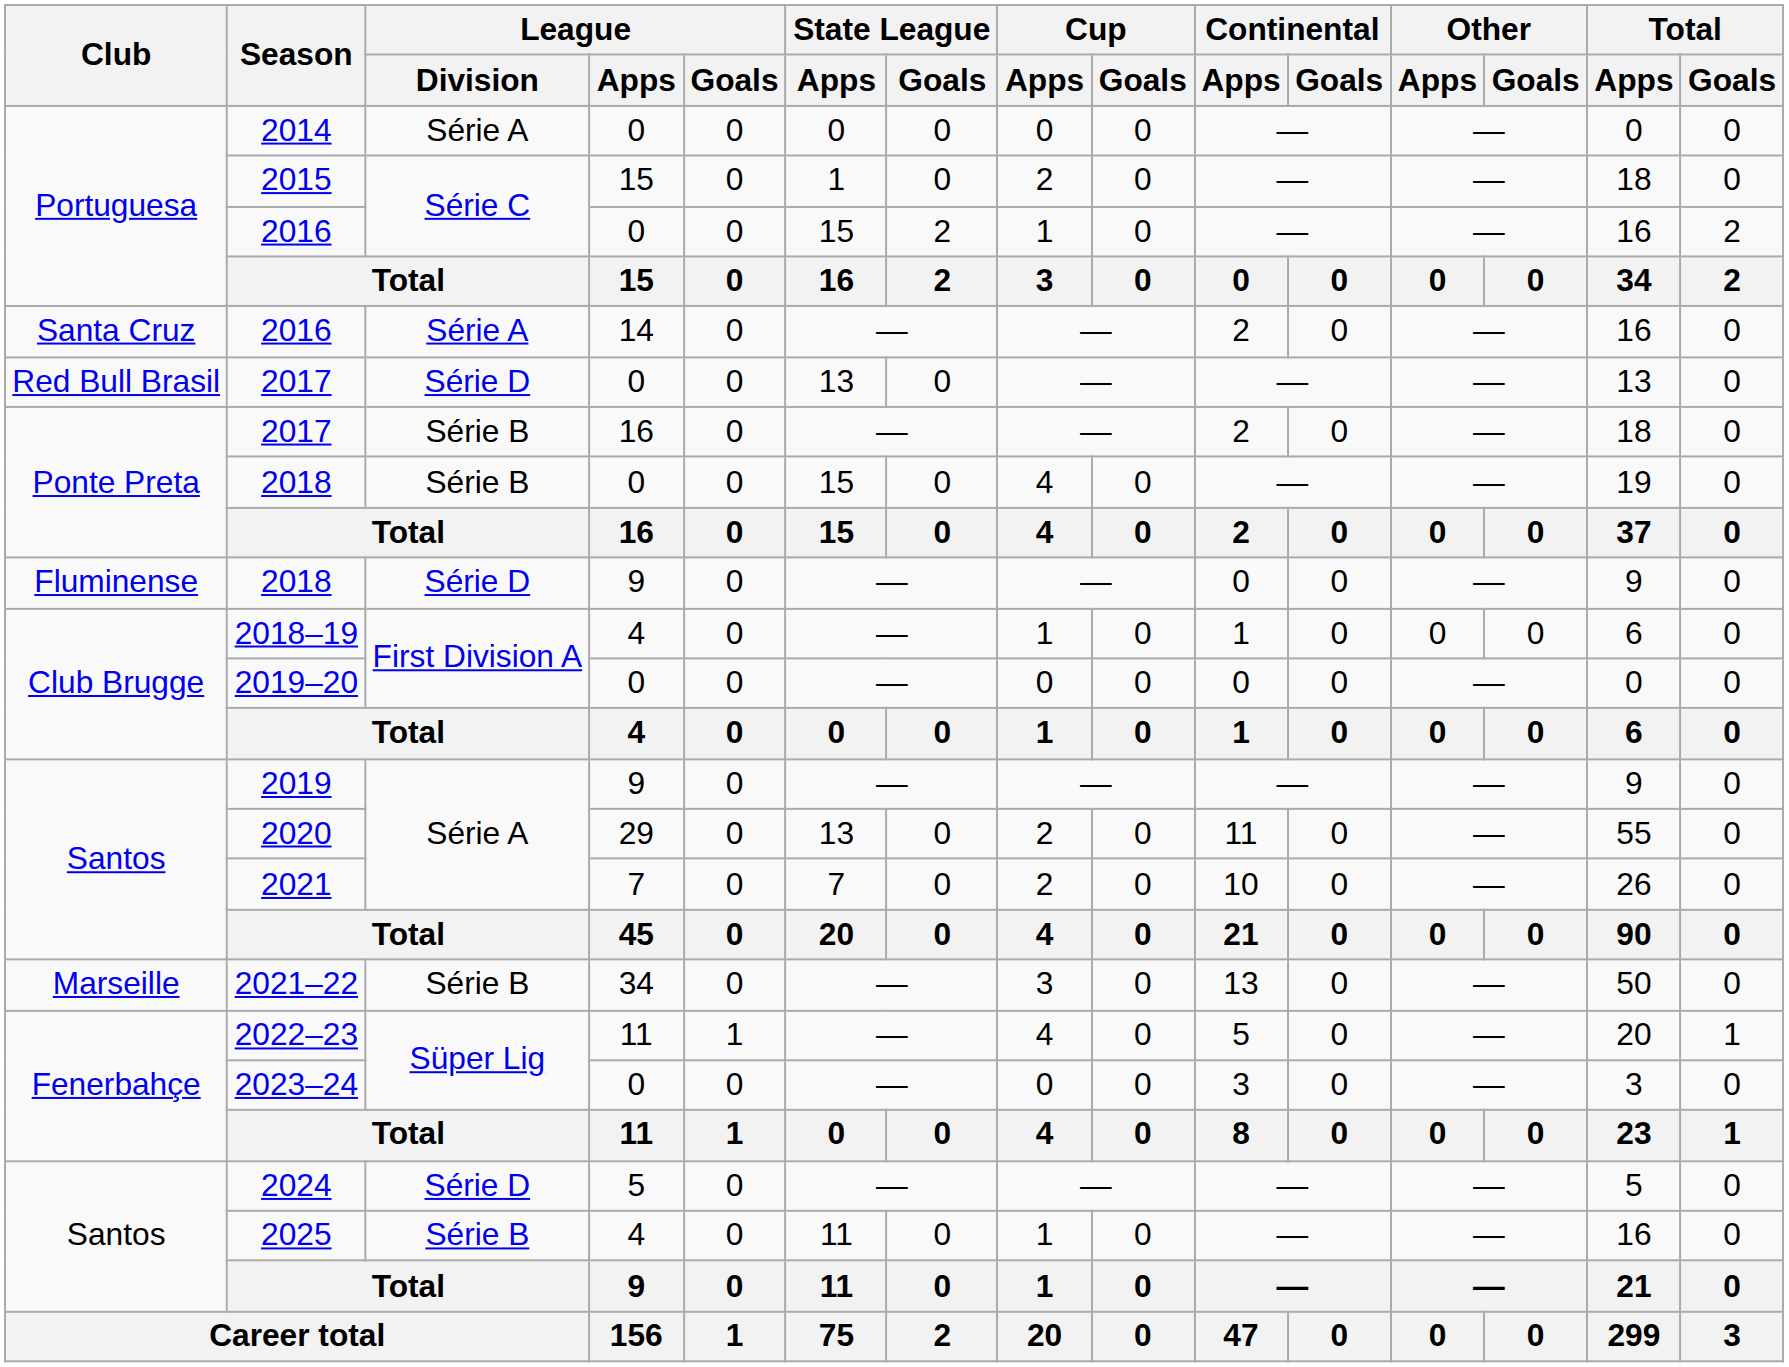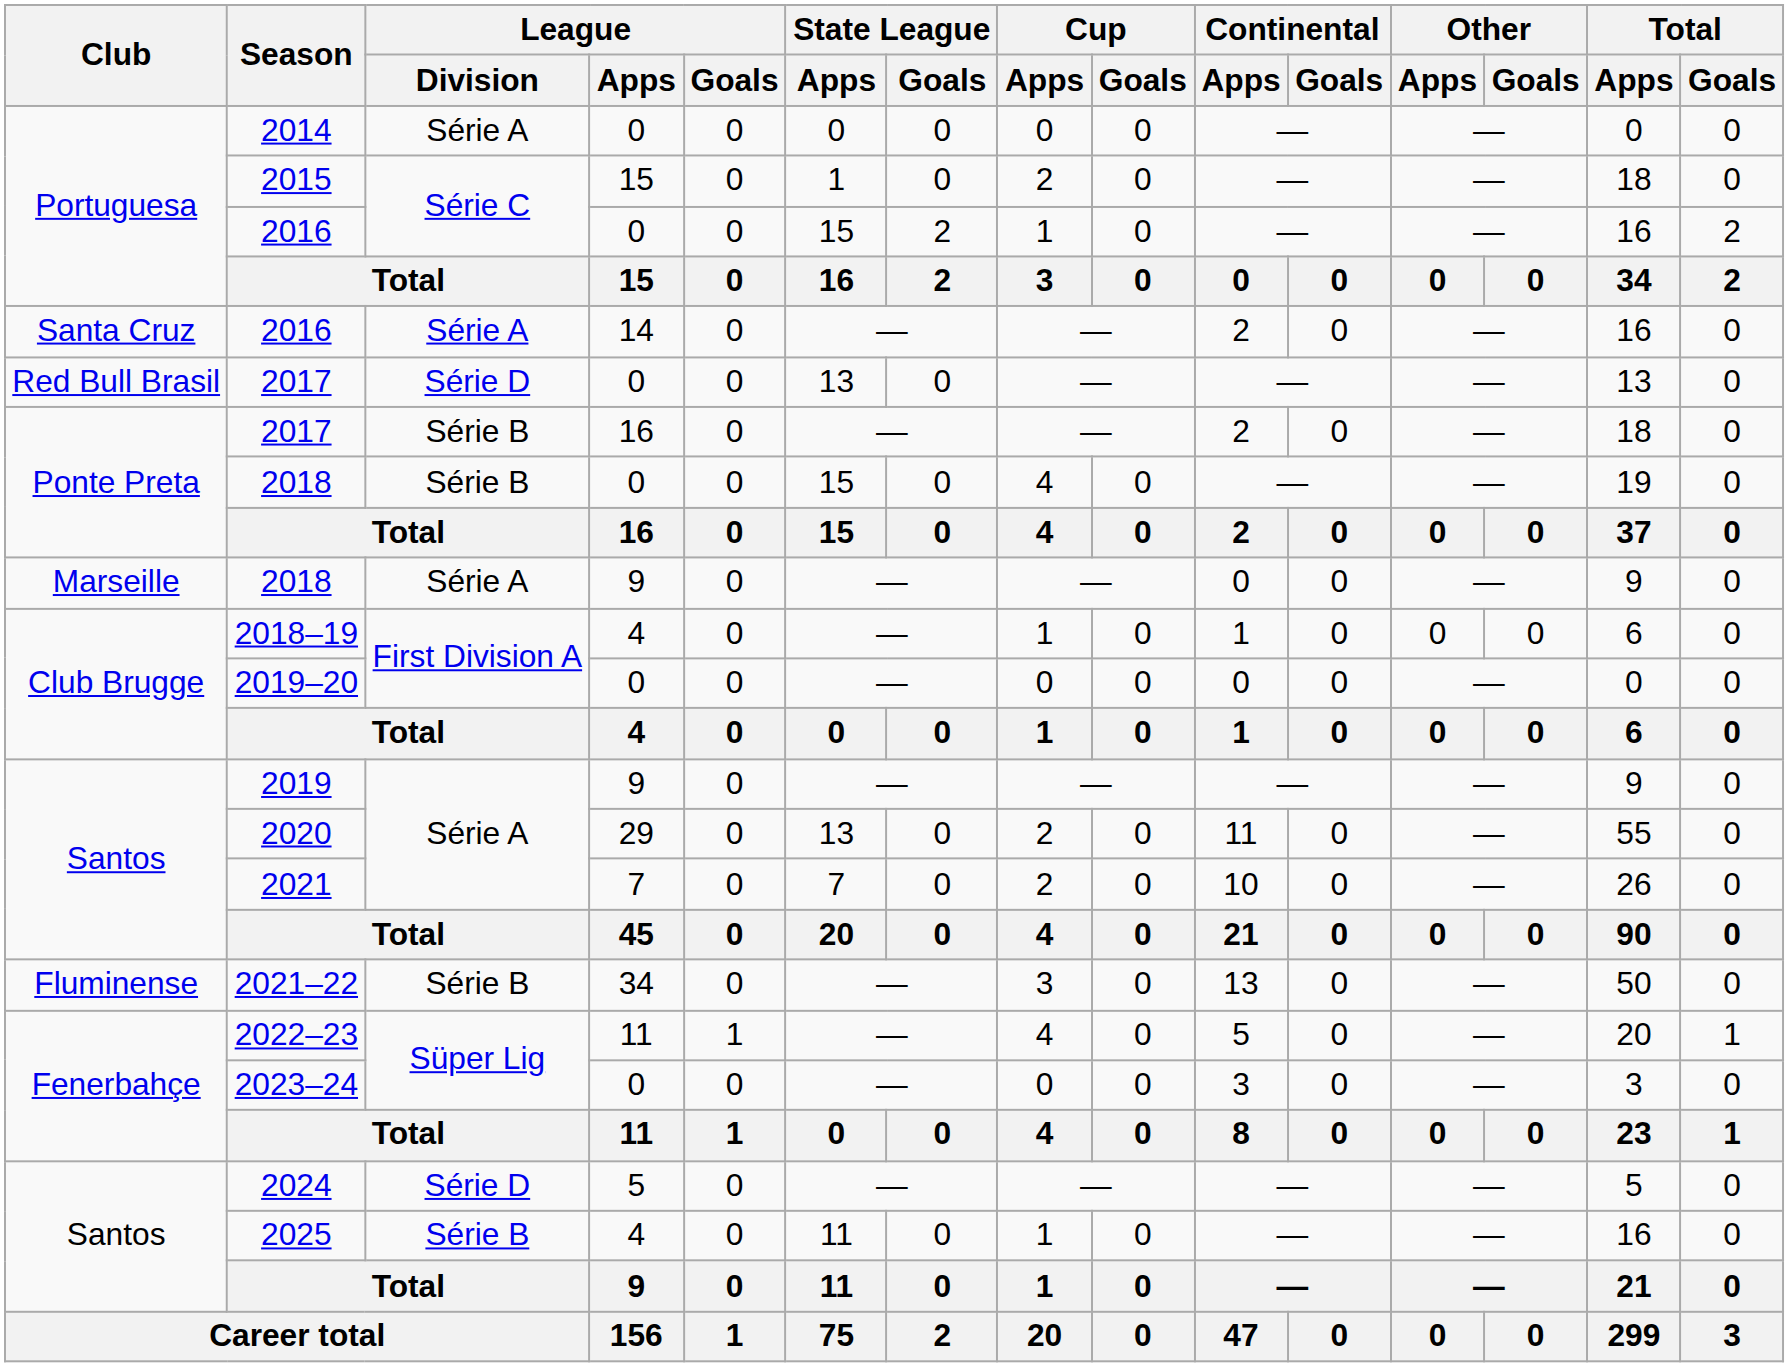(116, 582) Fluminense -> (116, 582) Marseille
(477, 582) Série D -> (477, 582) Série A
(116, 984) Marseille -> (116, 984) Fluminense
